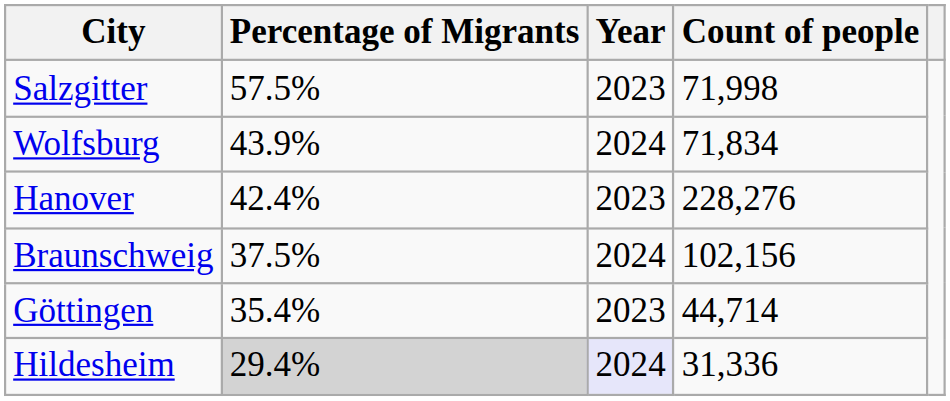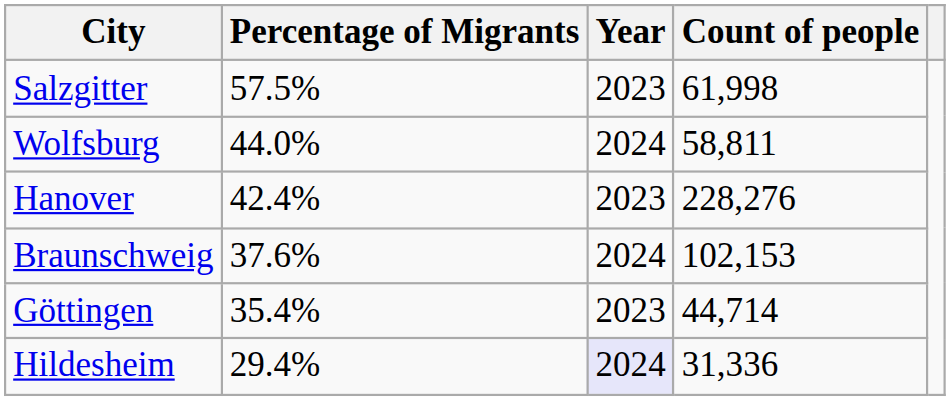(730, 87) 71,998 -> (730, 87) 61,998
(275, 143) 43.9% -> (275, 143) 44.0%
(730, 143) 71,834 -> (729, 143) 58,811
(275, 254) 37.5% -> (275, 254) 37.6%
(739, 254) 102,156 -> (739, 254) 102,153
(275, 365) lightgrey background -> (275, 365) no background
